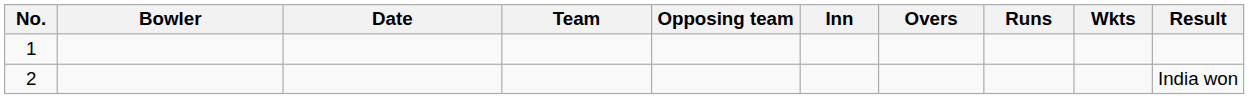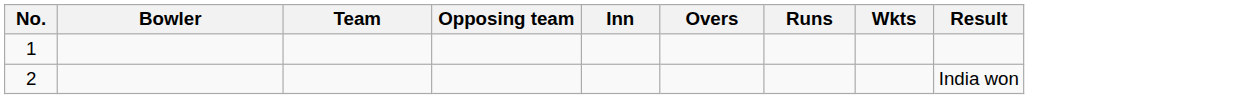- column: (392, 19)
